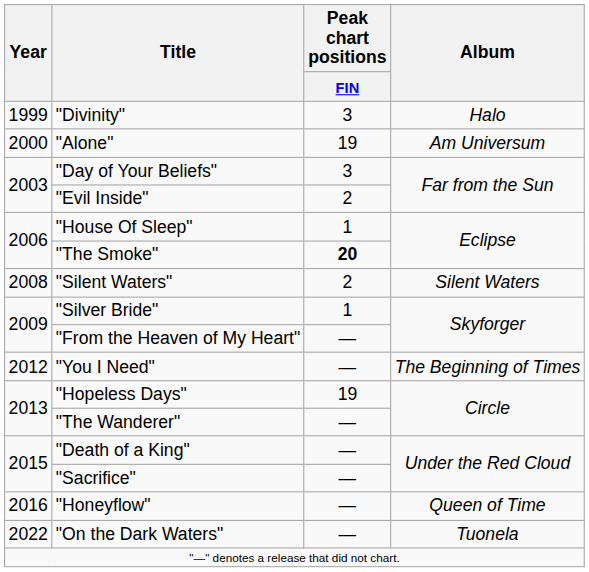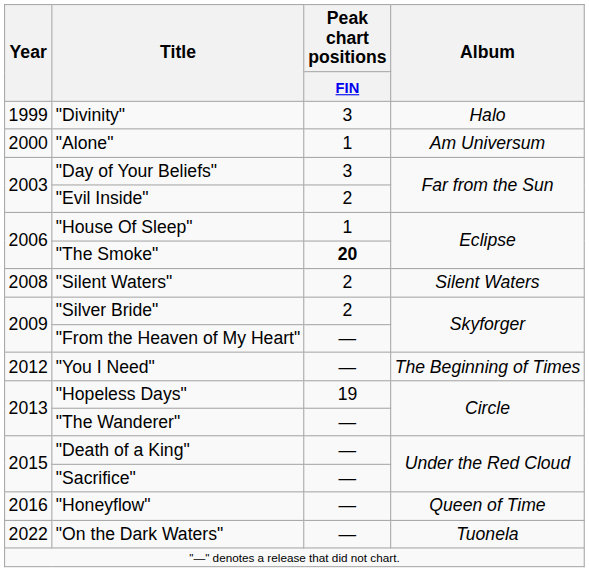(347, 143) 19 -> (347, 143) 1
(347, 310) 1 -> (347, 310) 2
